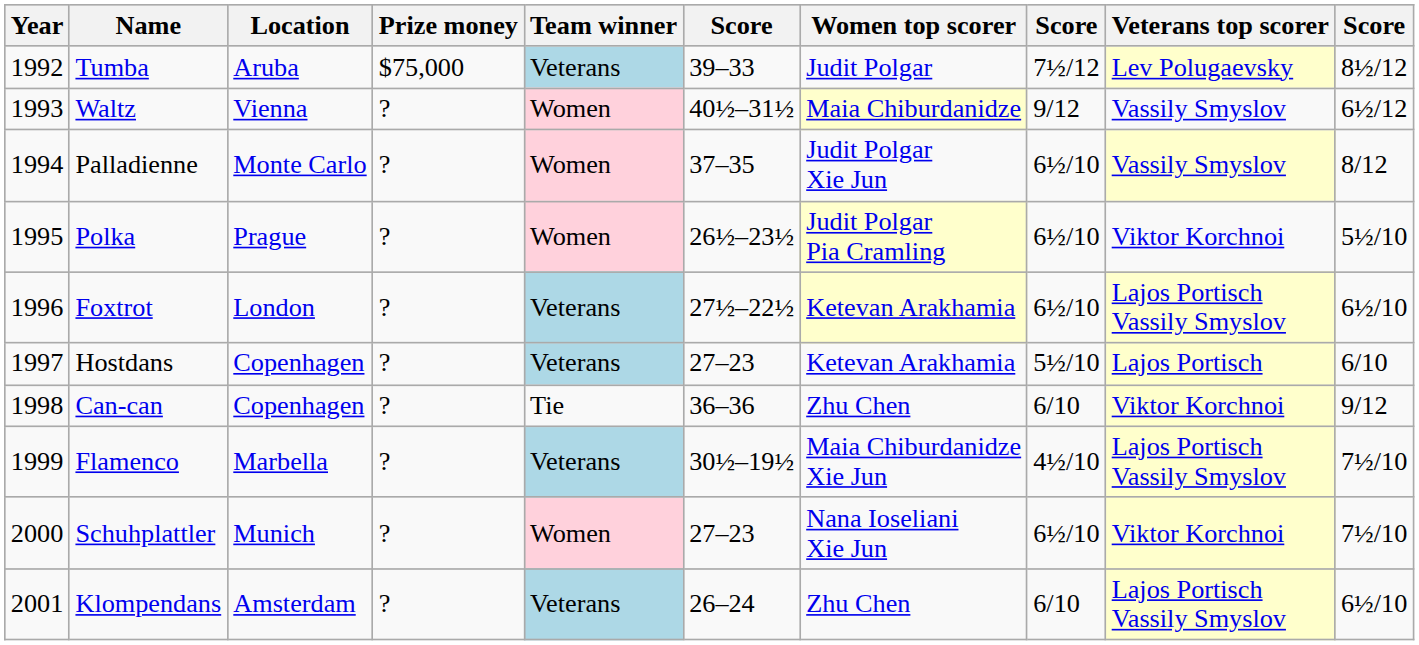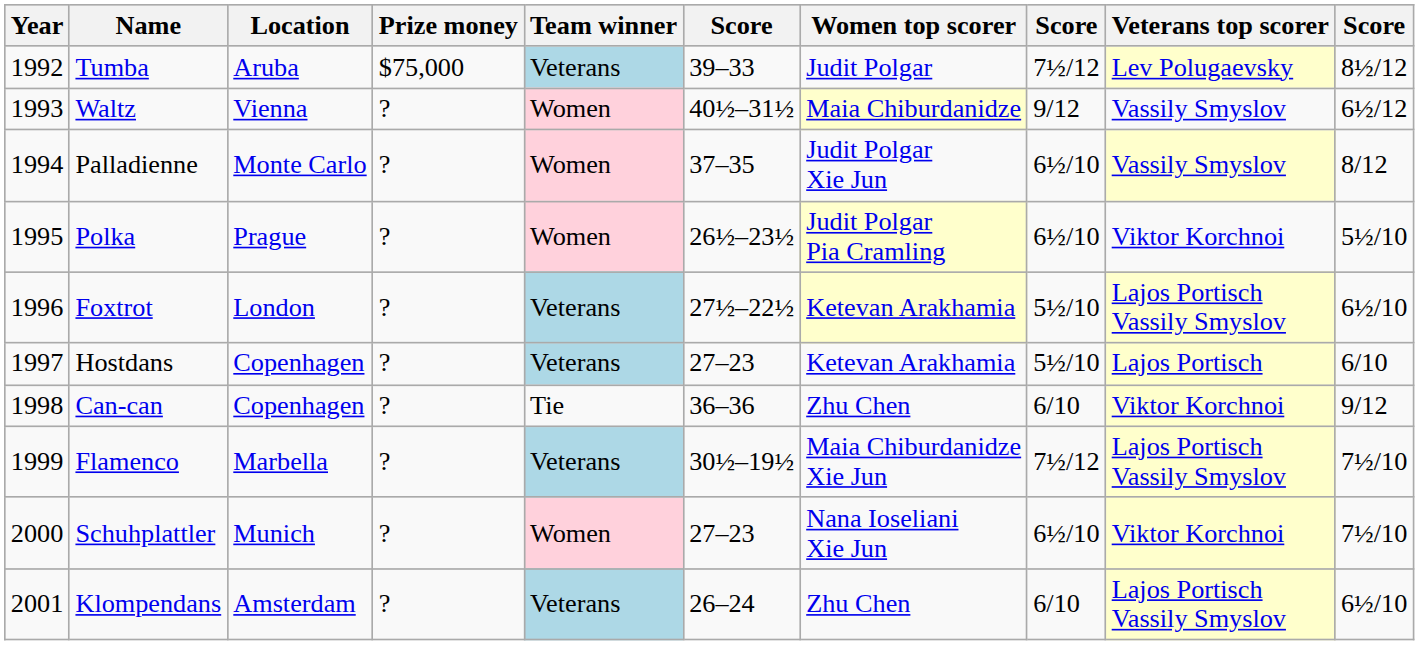(1066, 307) 6½/10 -> (1066, 307) 5½/10
(1066, 461) 4½/10 -> (1066, 461) 7½/12
